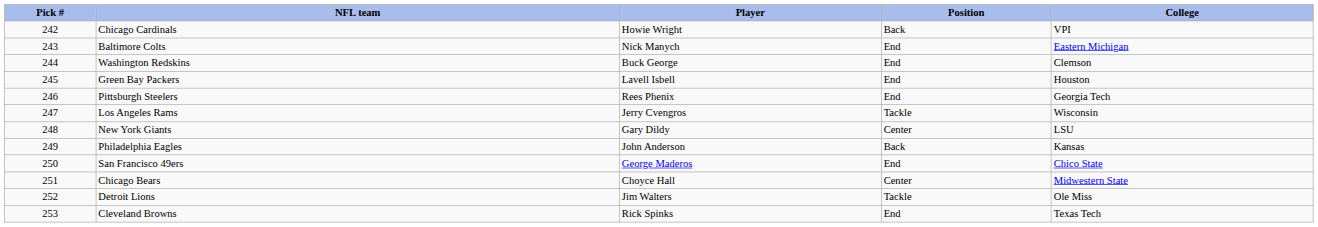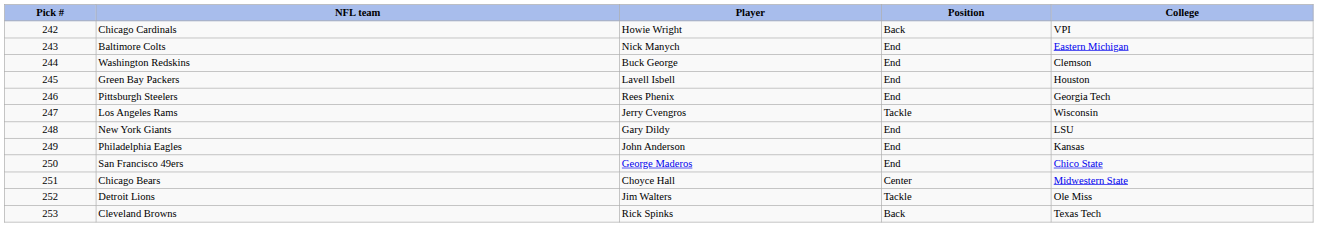(898, 130) Center -> (892, 130) End
(894, 146) Back -> (892, 146) End
(892, 213) End -> (894, 213) Back
